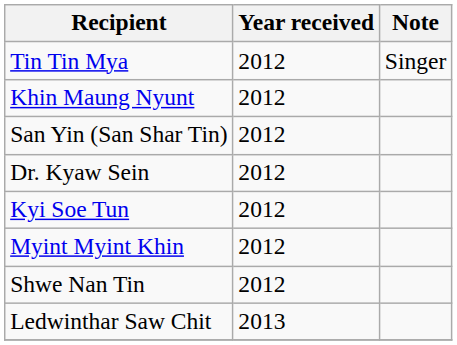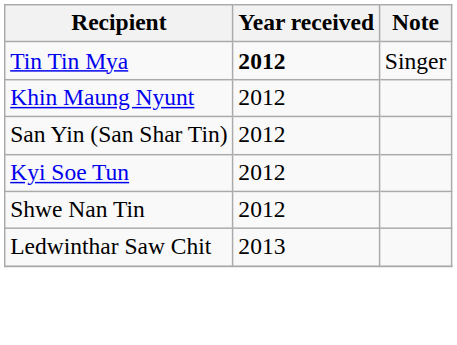(262, 60) normal -> (262, 60) bold
- row: (80, 172)
- row: (97, 246)
